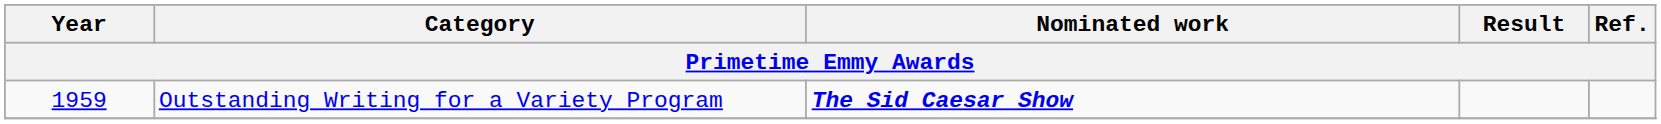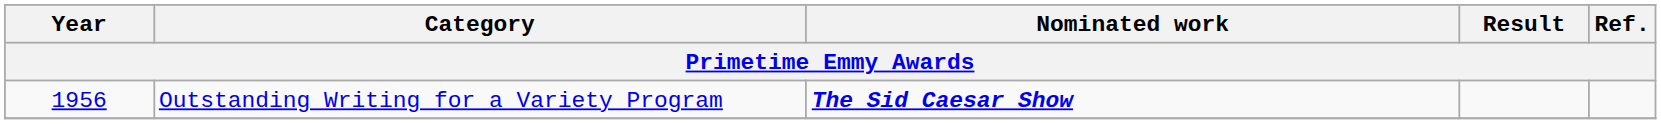(79, 100) 1959 -> (79, 100) 1956
